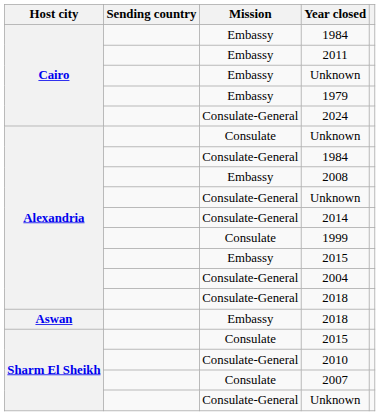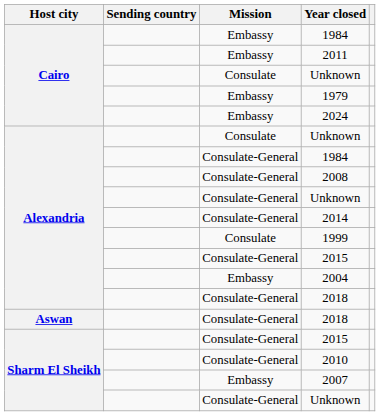(250, 75) Embassy -> (250, 75) Consulate
(250, 116) Consulate-General -> (250, 116) Embassy
(250, 177) Embassy -> (250, 177) Consulate-General
(250, 258) Embassy -> (250, 258) Consulate-General
(250, 278) Consulate-General -> (250, 278) Embassy
(250, 319) Embassy -> (250, 319) Consulate-General
(250, 339) Consulate -> (250, 339) Consulate-General
(250, 380) Consulate -> (250, 380) Embassy
